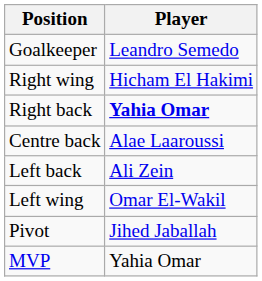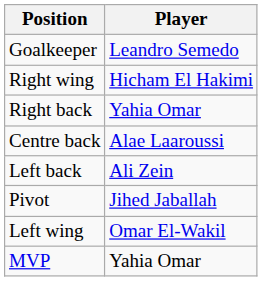(159, 110) bold -> (155, 110) normal
rows swapped: (46, 200) <-> (29, 230)
